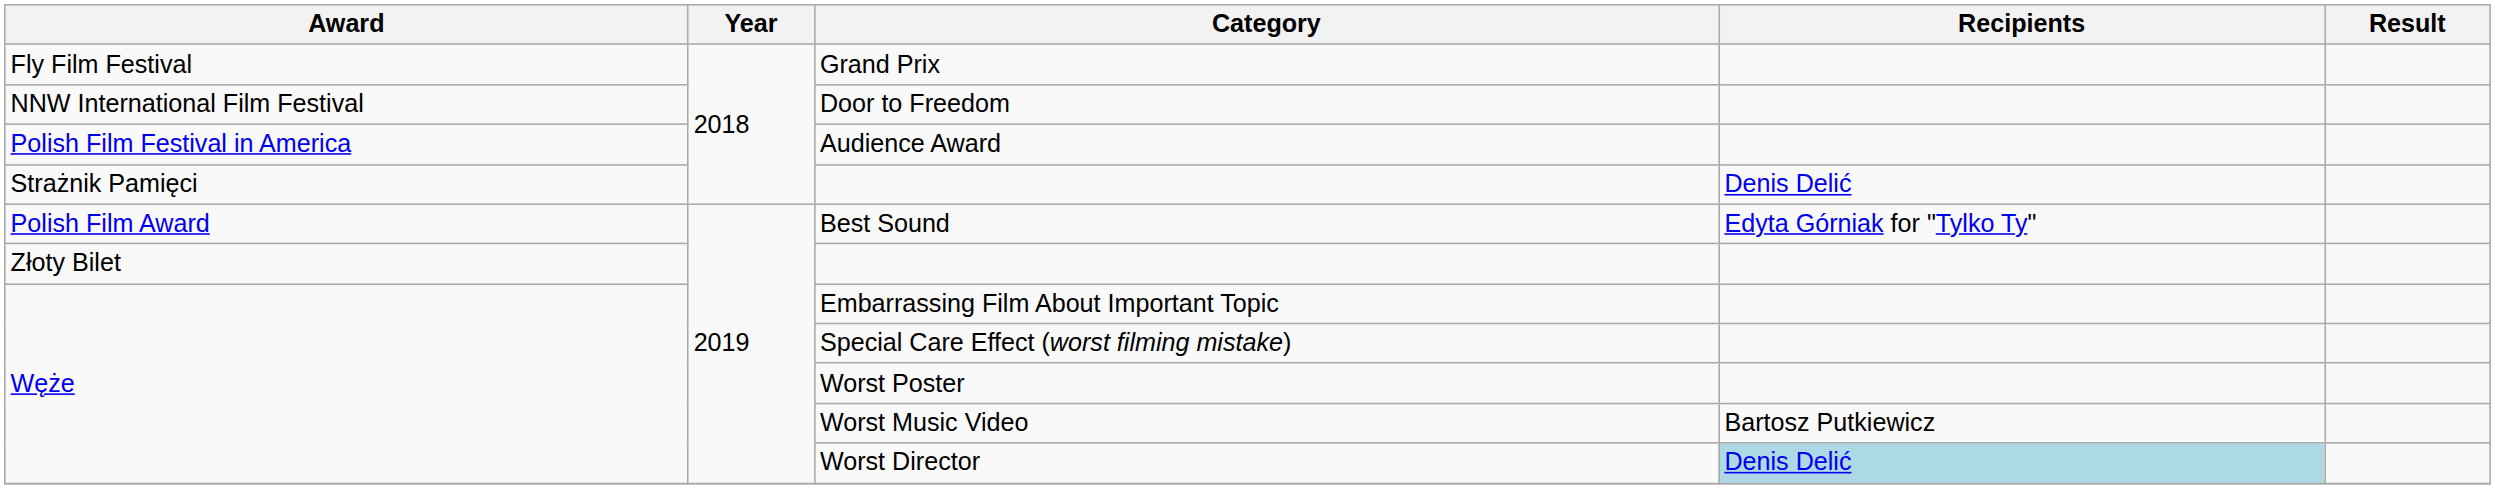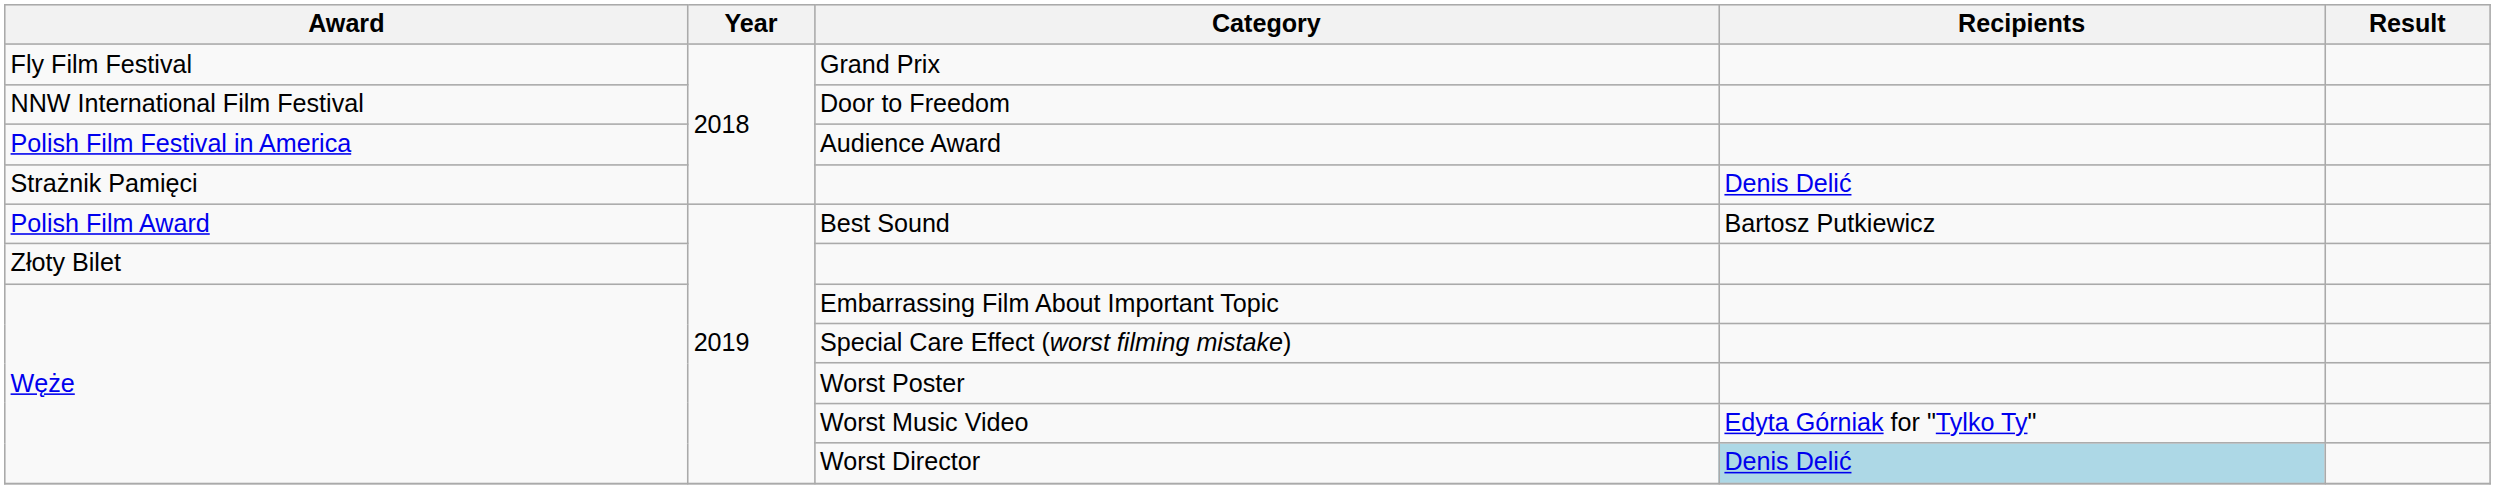(1880, 223) Edyta Górniak for "Tylko Ty" -> (1830, 223) Bartosz Putkiewicz
(1830, 422) Bartosz Putkiewicz -> (1880, 422) Edyta Górniak for "Tylko Ty"
